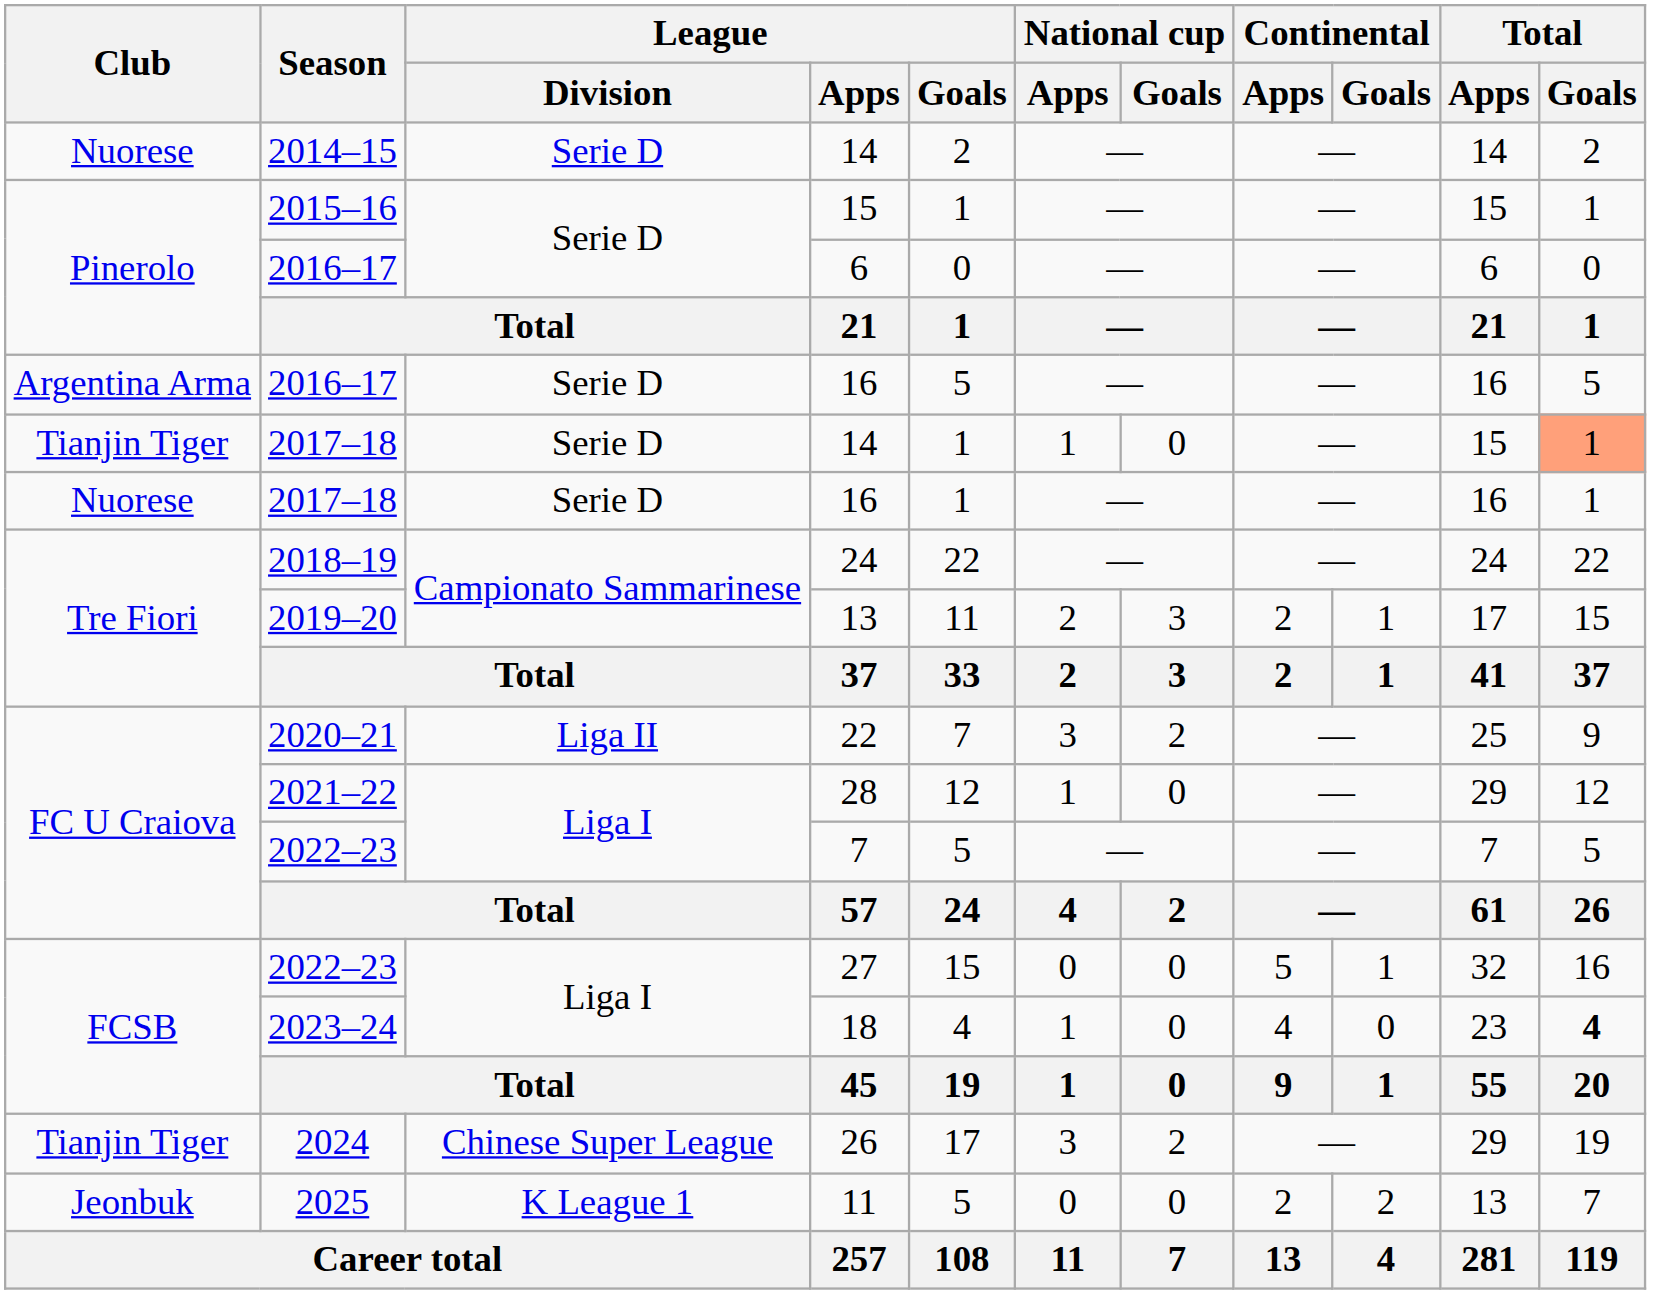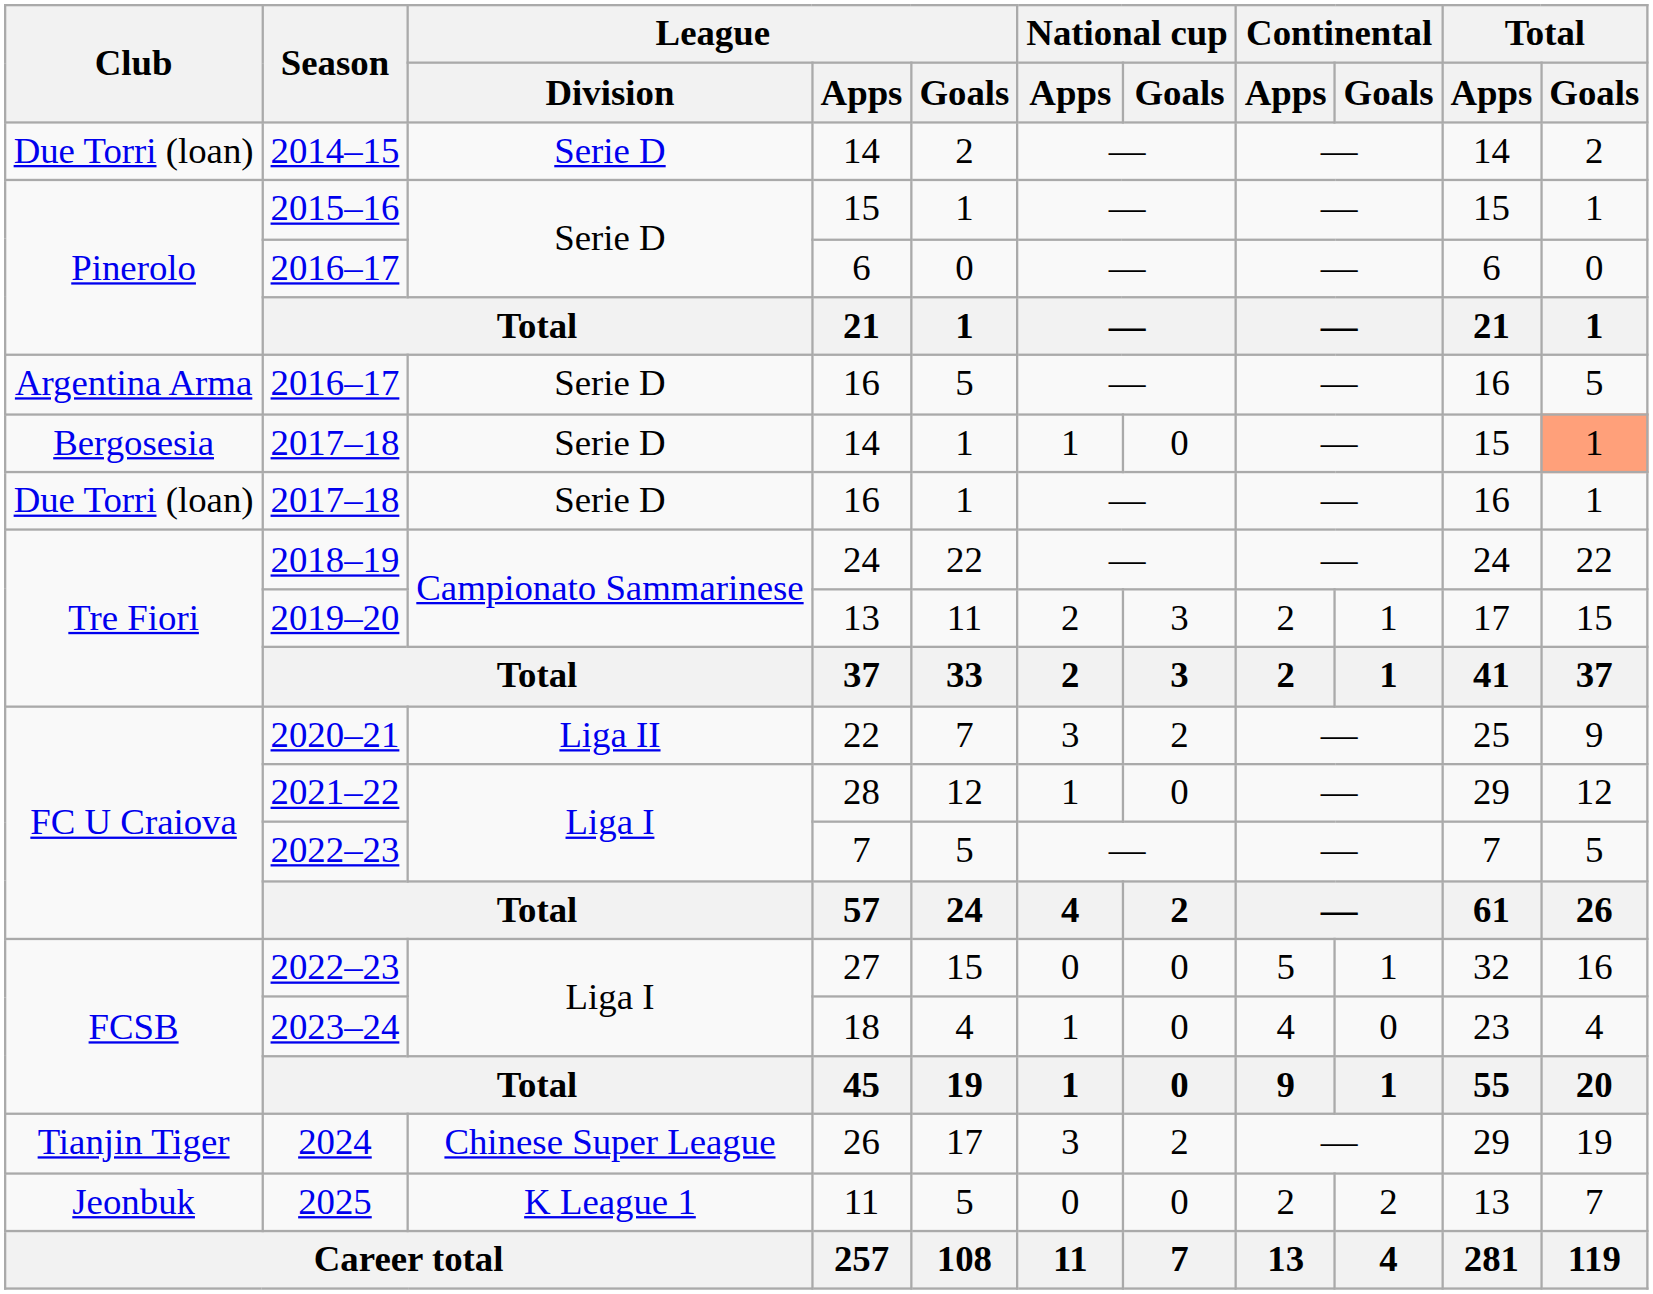(132, 150) Nuorese -> (134, 150) Due Torri (loan)
(132, 442) Tianjin Tiger -> (134, 442) Bergosesia
(132, 500) Nuorese -> (134, 500) Due Torri (loan)
(1592, 1025) bold -> (1594, 1025) normal
